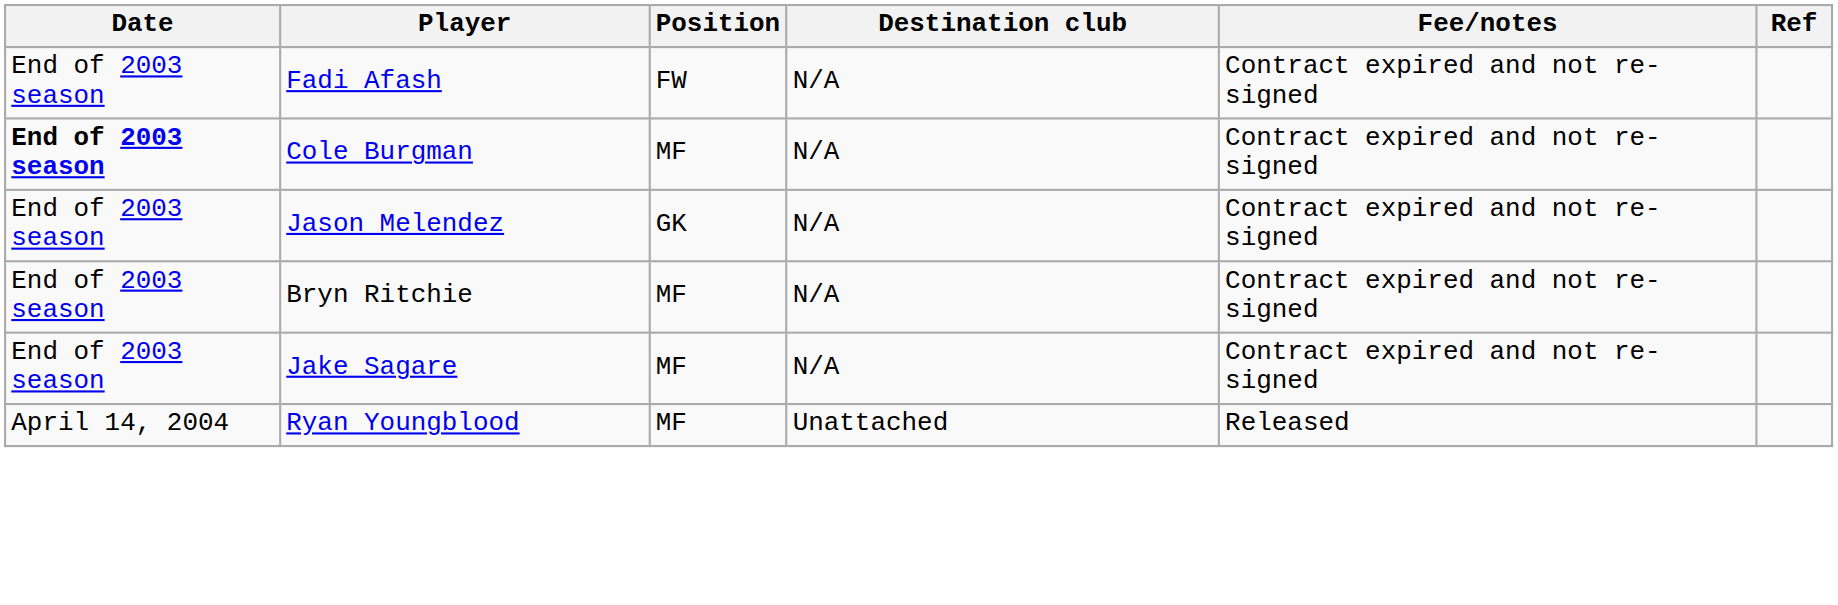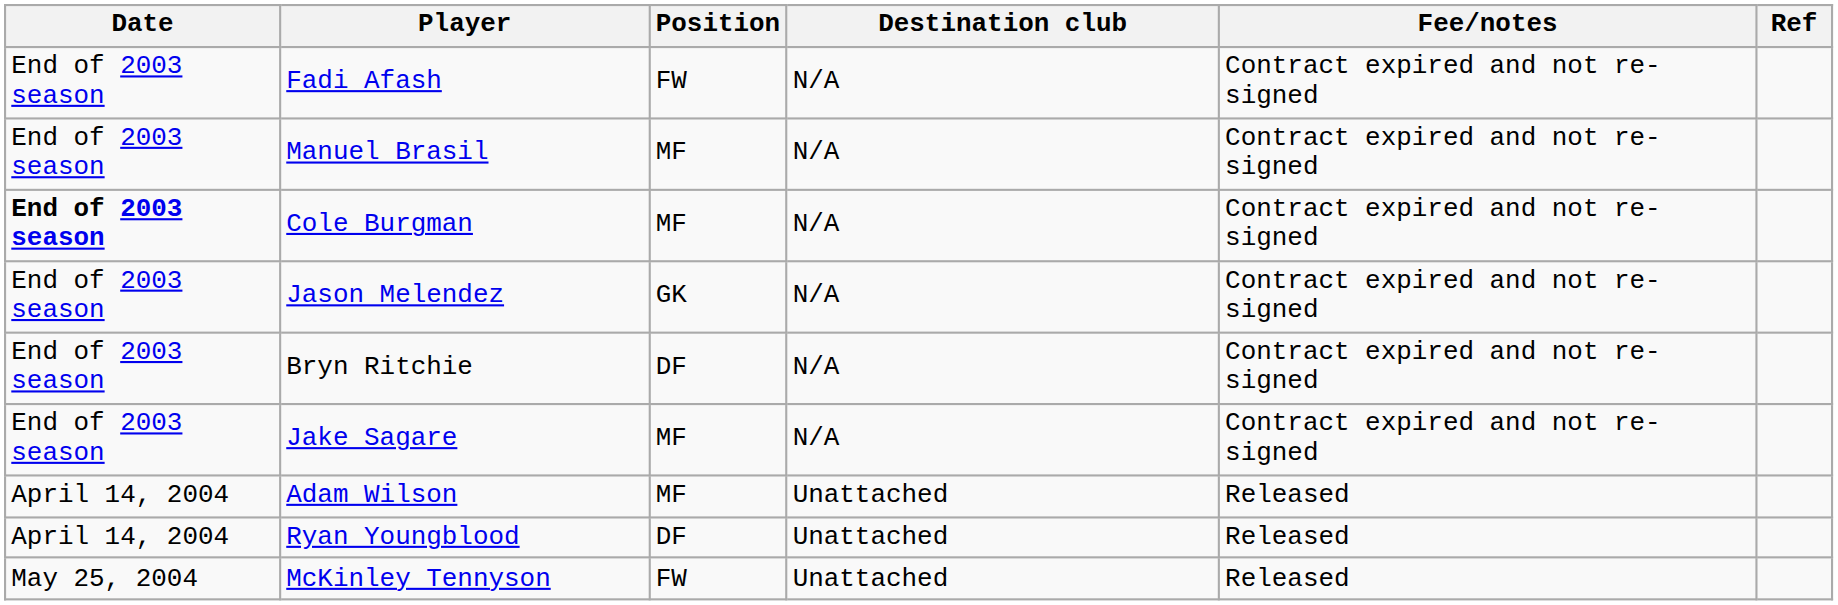+ row: (387, 154)
(671, 297) MF -> (671, 368) DF
+ row: (372, 496)
(671, 425) MF -> (671, 538) DF
+ row: (418, 580)
